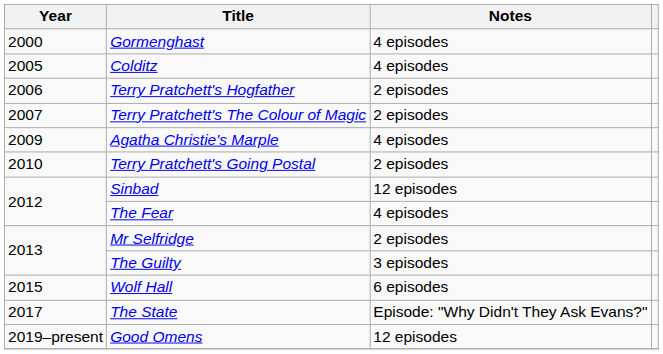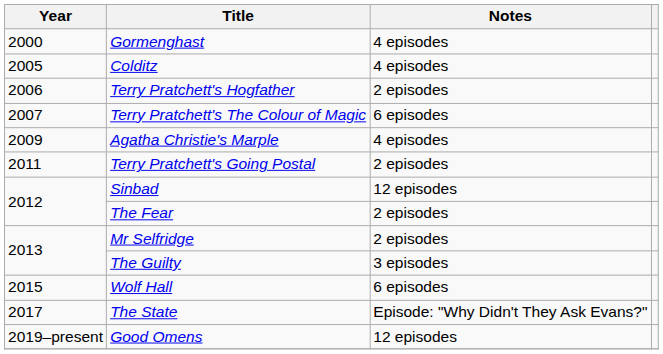(411, 115) 2 episodes -> (411, 115) 6 episodes
(25, 164) 2010 -> (25, 164) 2011
(411, 213) 4 episodes -> (411, 213) 2 episodes
